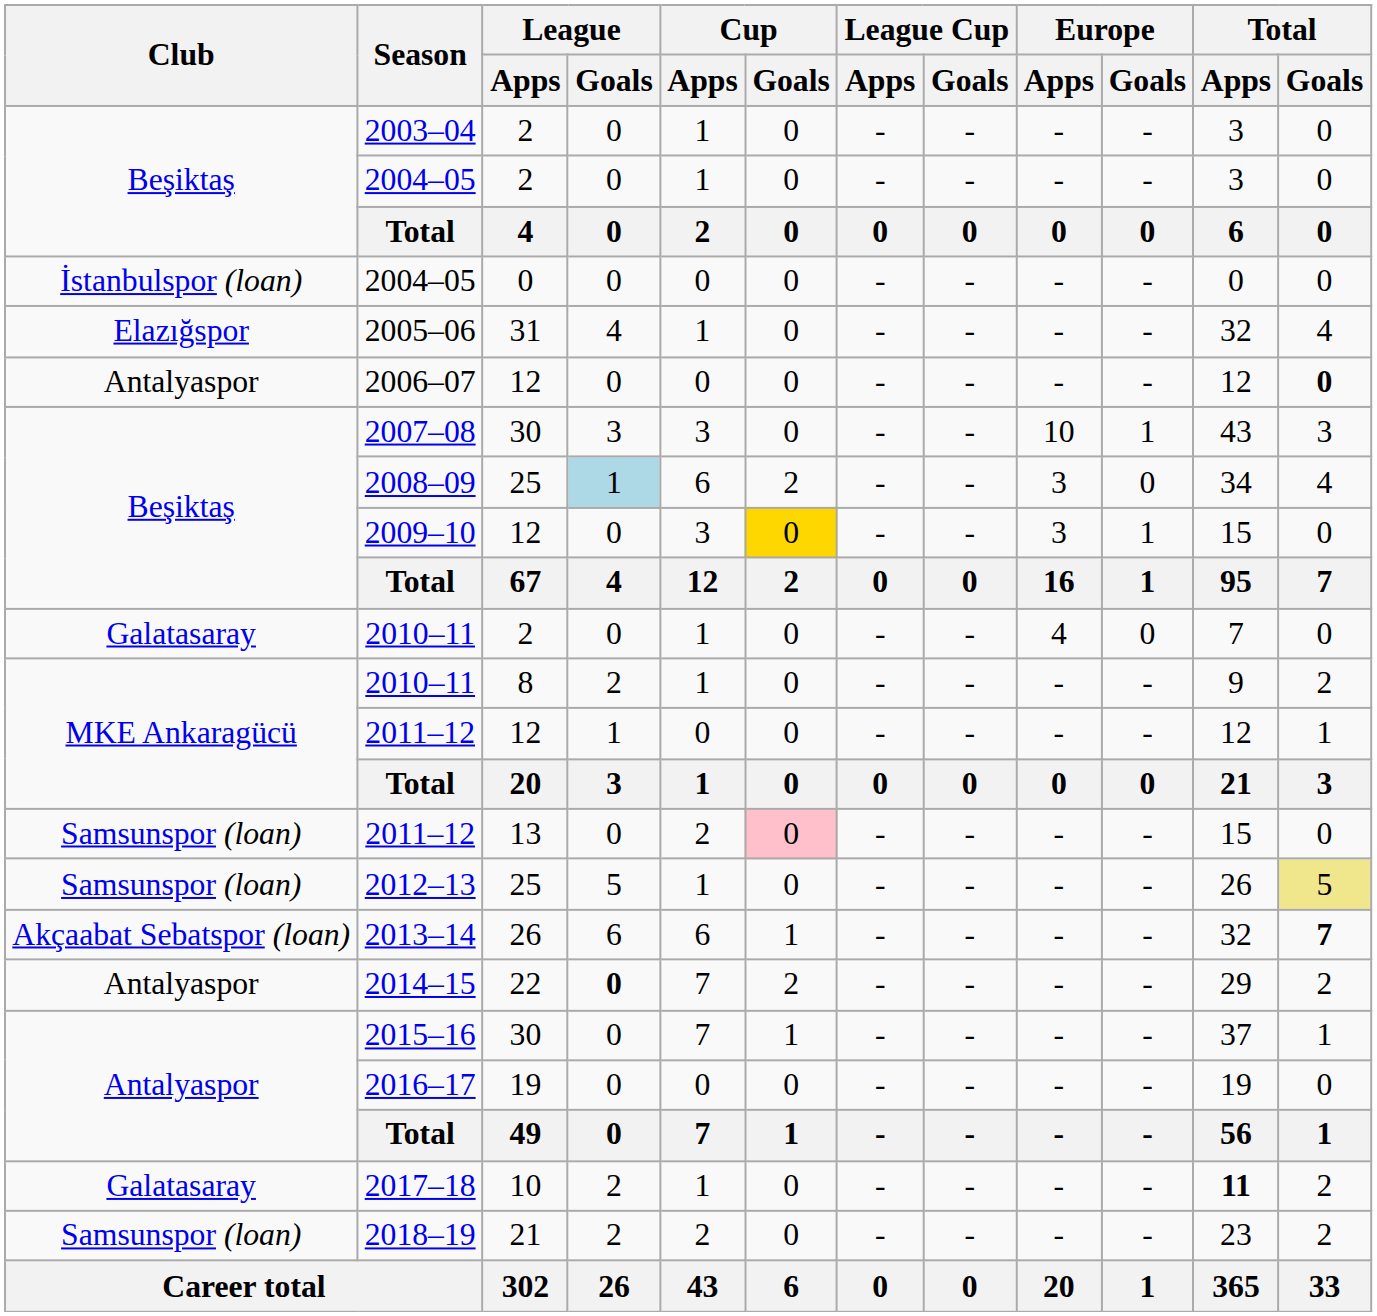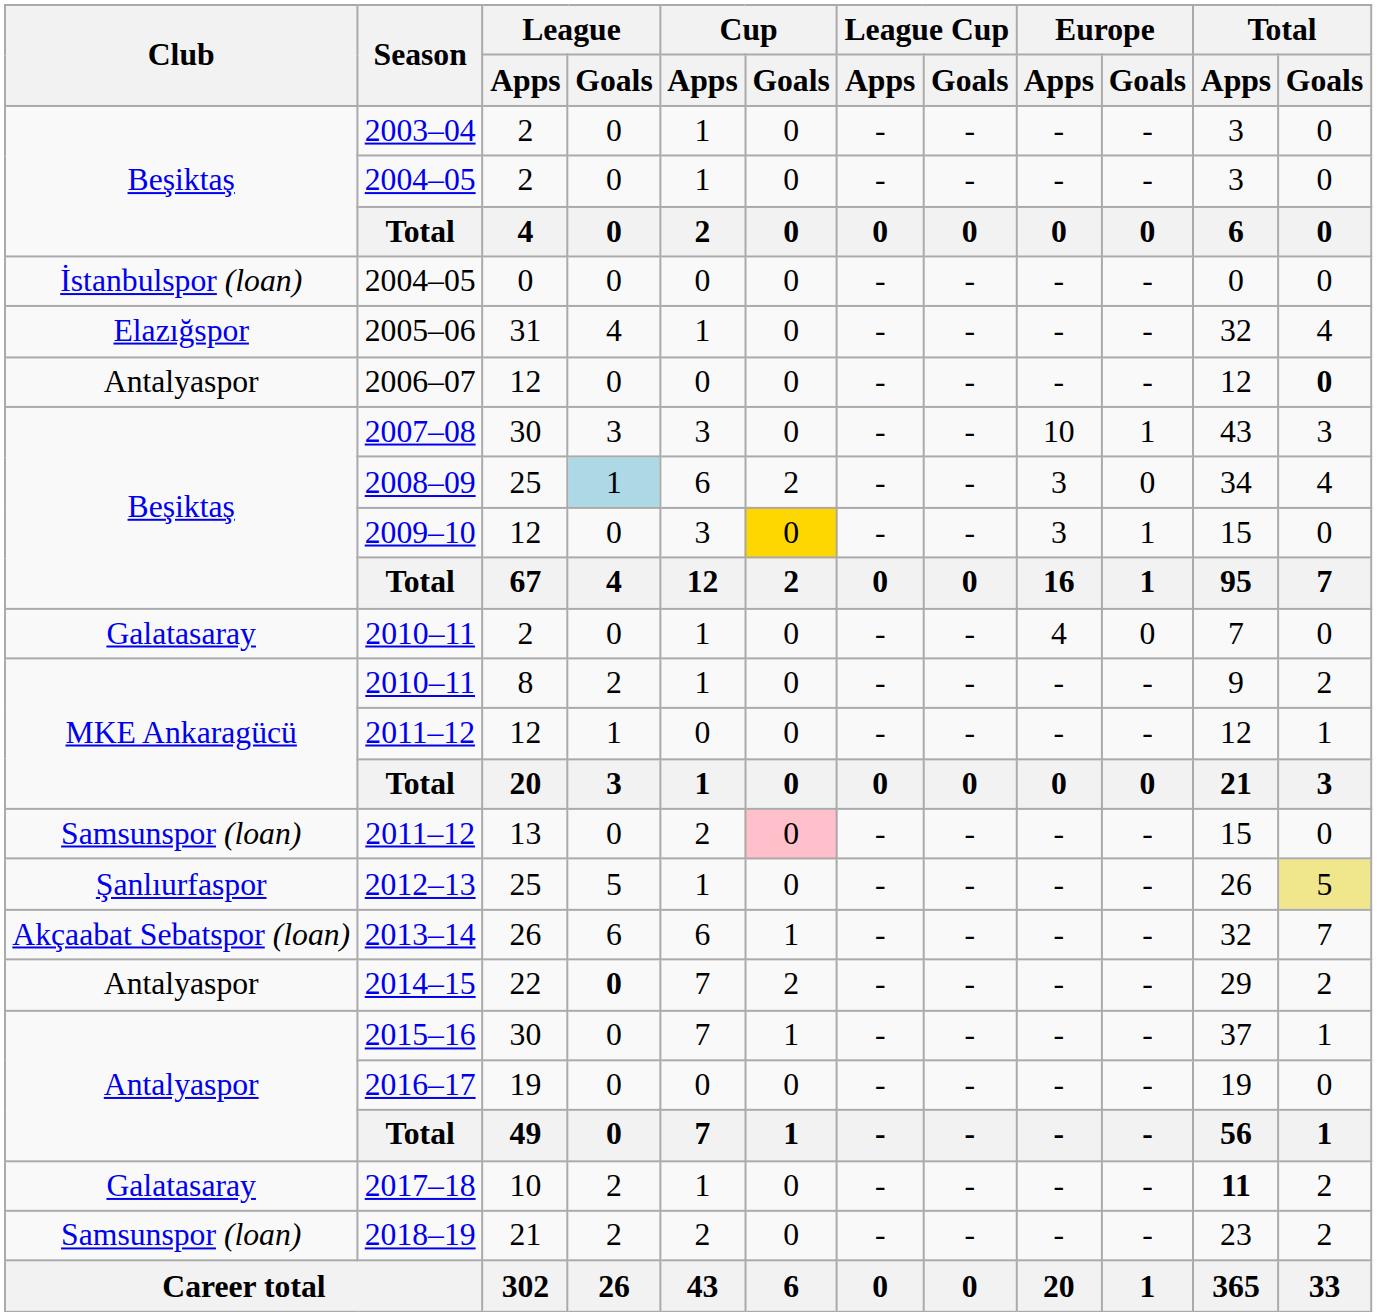(181, 883) Samsunspor (loan) -> (181, 883) Şanlıurfaspor
(1325, 933) bold -> (1325, 933) normal
